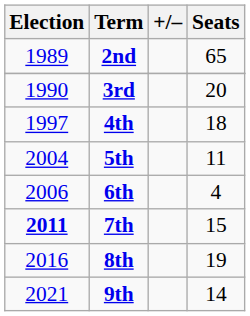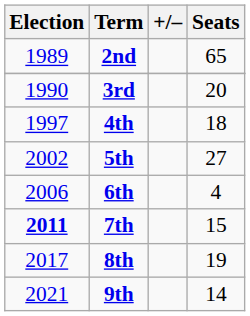(47, 157) 2004 -> (47, 157) 2002
(216, 157) 11 -> (216, 157) 27
(47, 259) 2016 -> (47, 259) 2017
